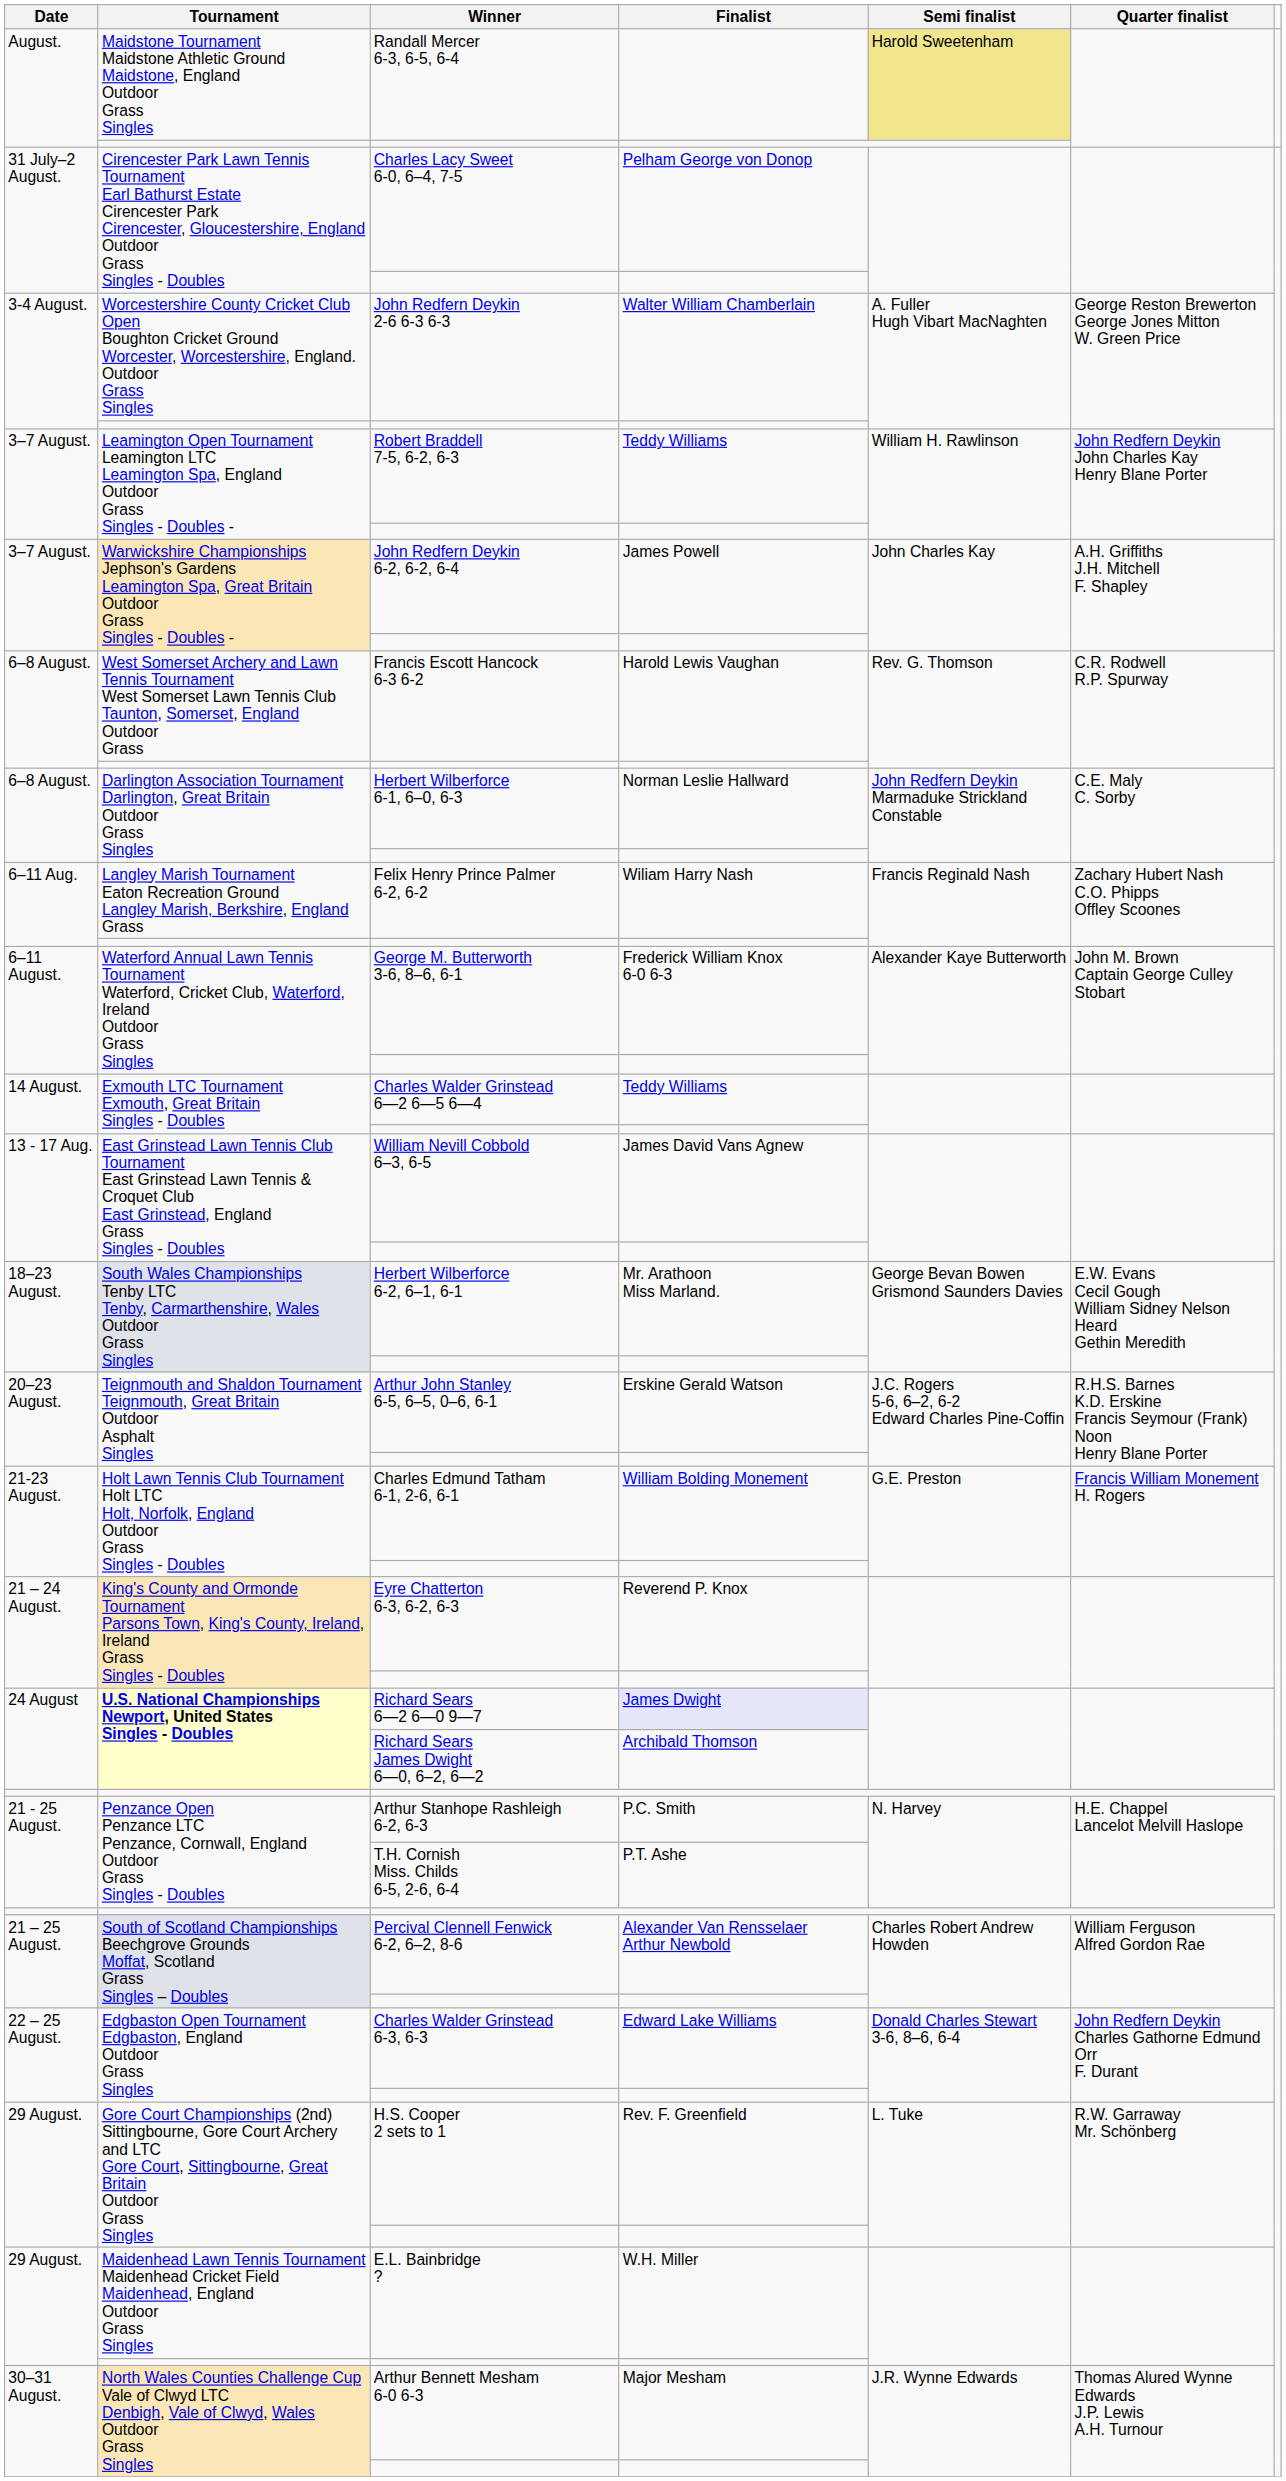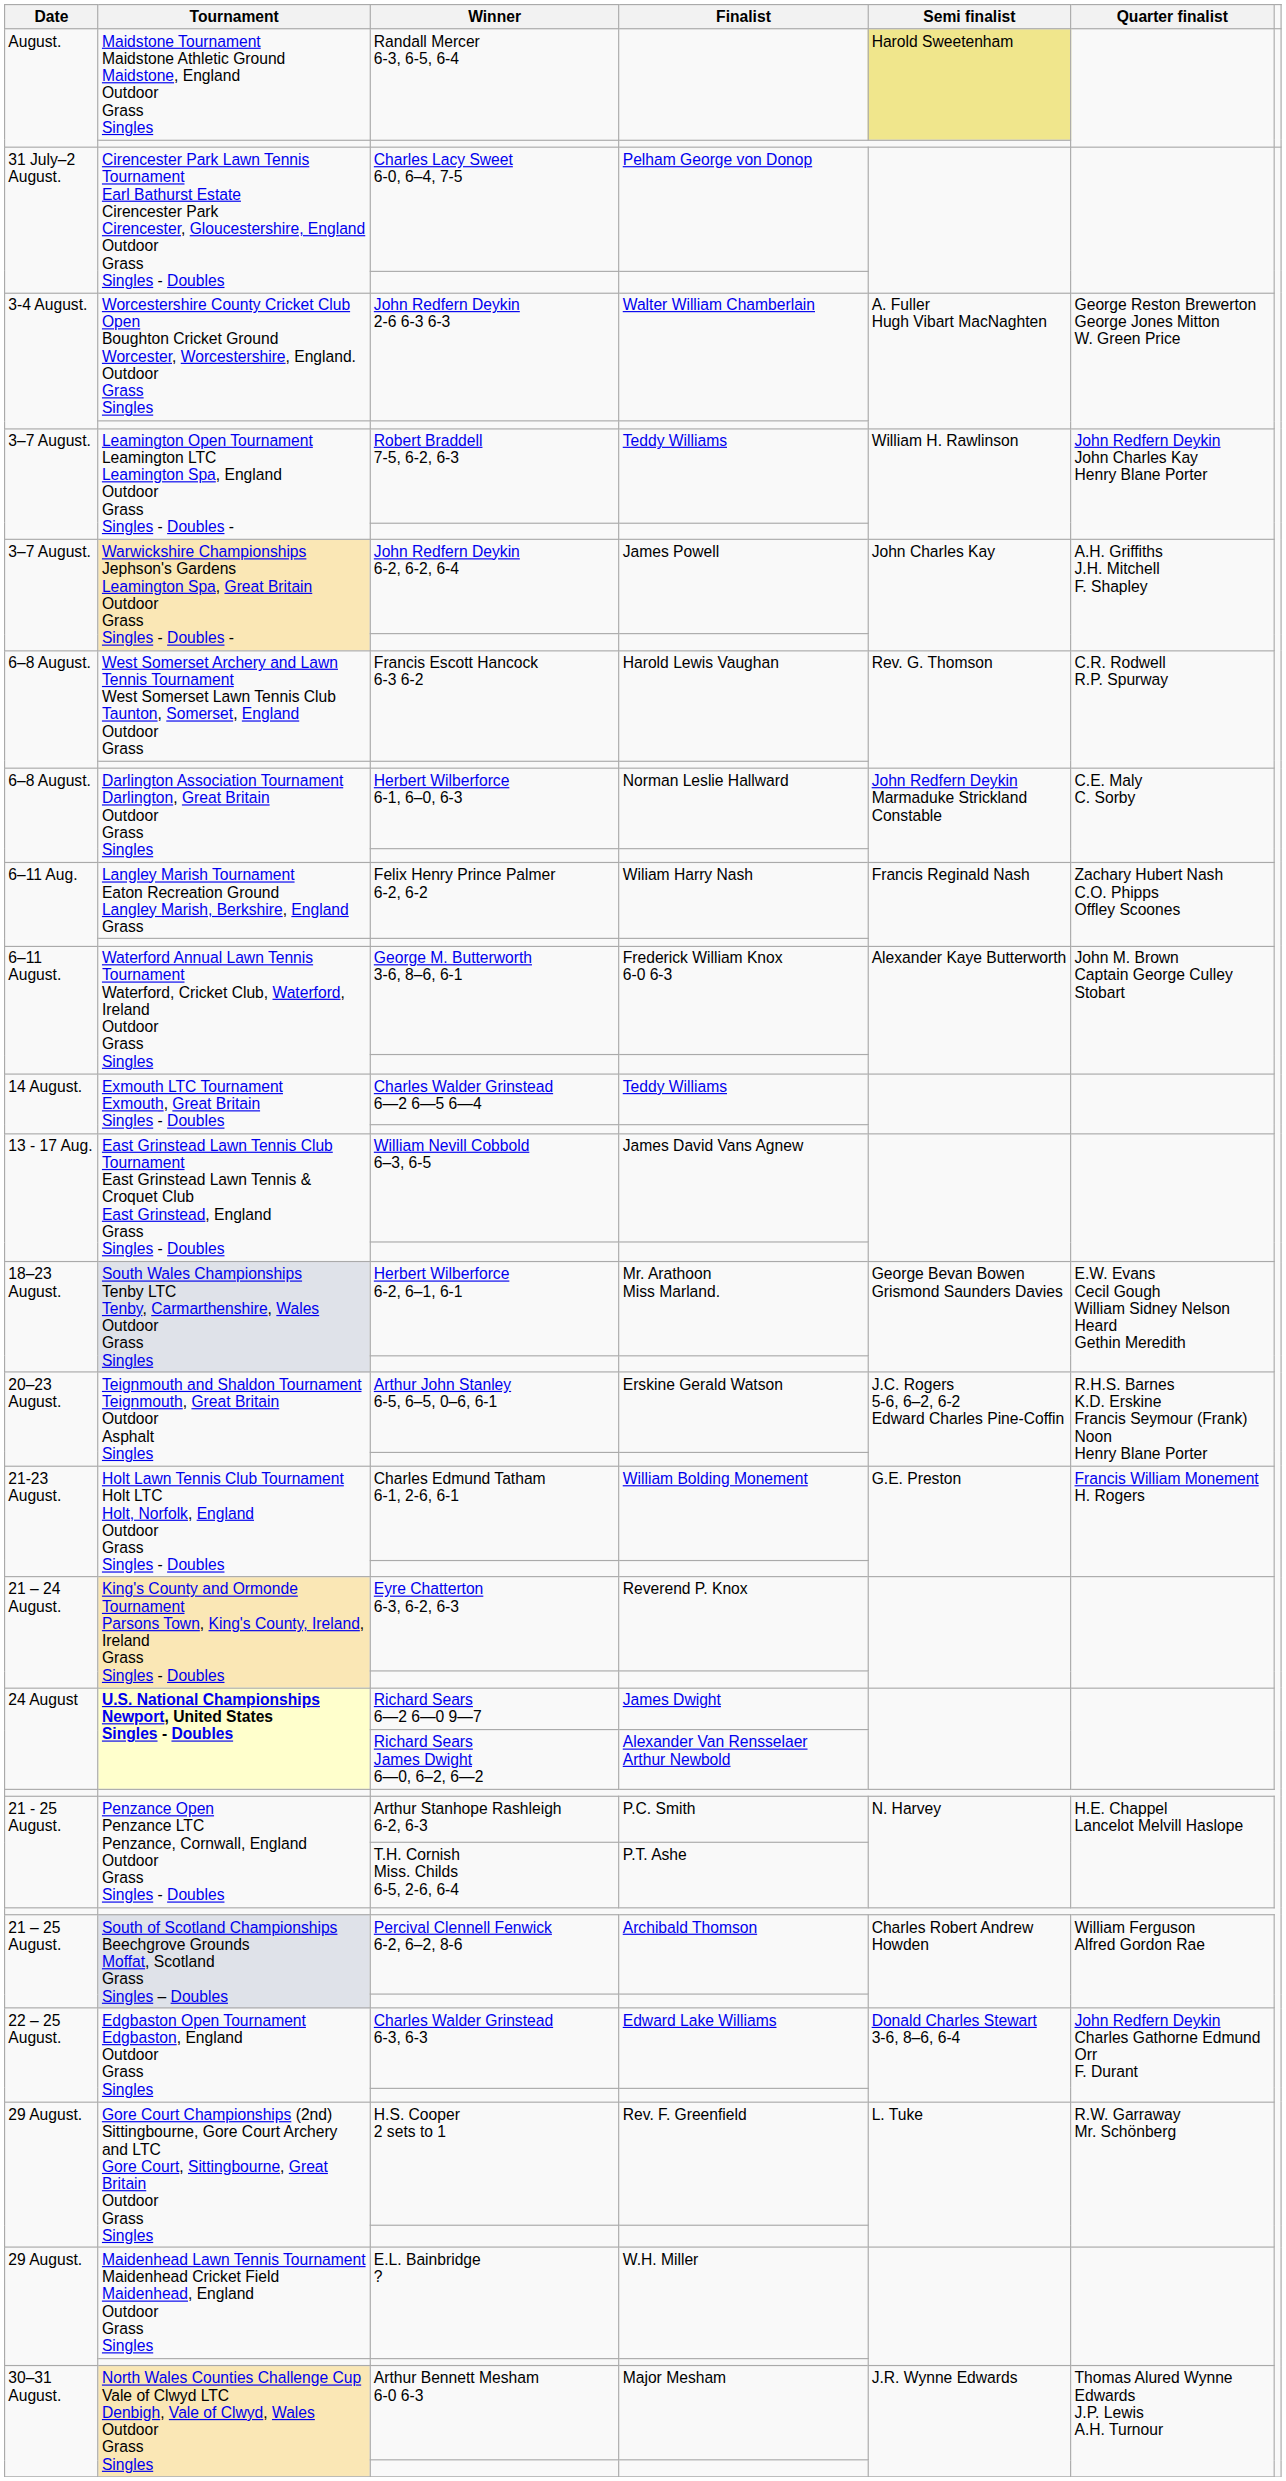(672, 1700) lavender background -> (672, 1700) no background
(690, 1742) Archibald Thomson -> (715, 1750) Alexander Van Rensselaer Arthur Newbold
(715, 1935) Alexander Van Rensselaer Arthur Newbold -> (690, 1927) Archibald Thomson
